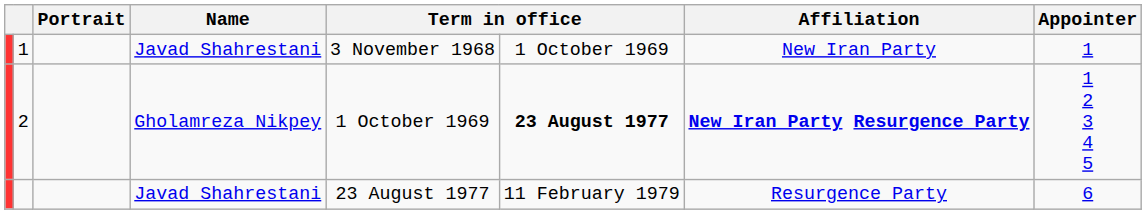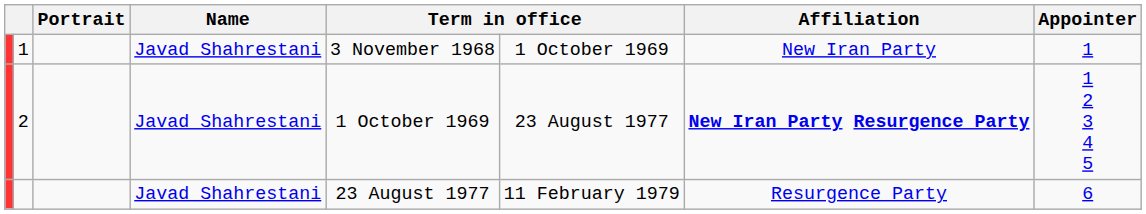(228, 122) Gholamreza Nikpey -> (228, 122) Javad Shahrestani
(592, 122) bold -> (592, 122) normal
